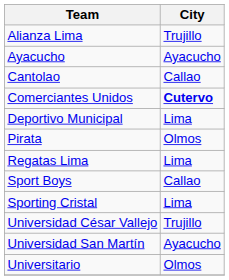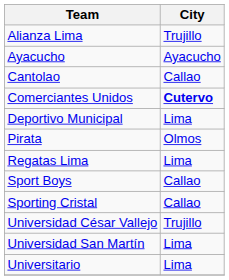(178, 202) Lima -> (182, 202) Callao
(192, 243) Ayacucho -> (178, 243) Lima
(182, 264) Olmos -> (178, 264) Lima
